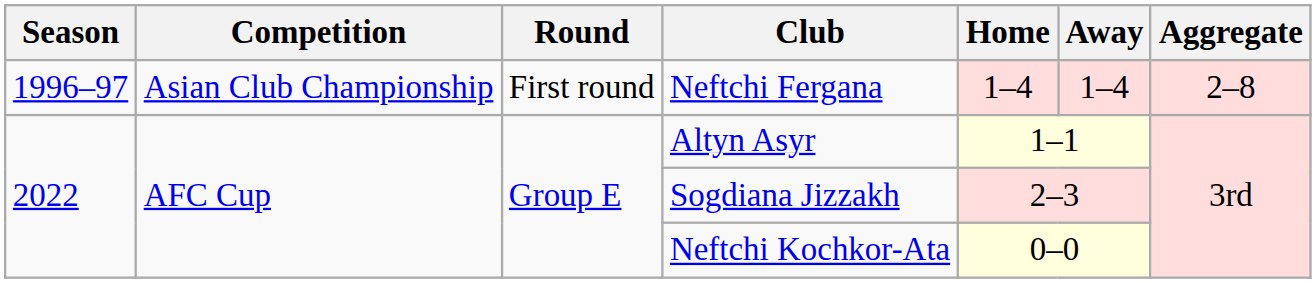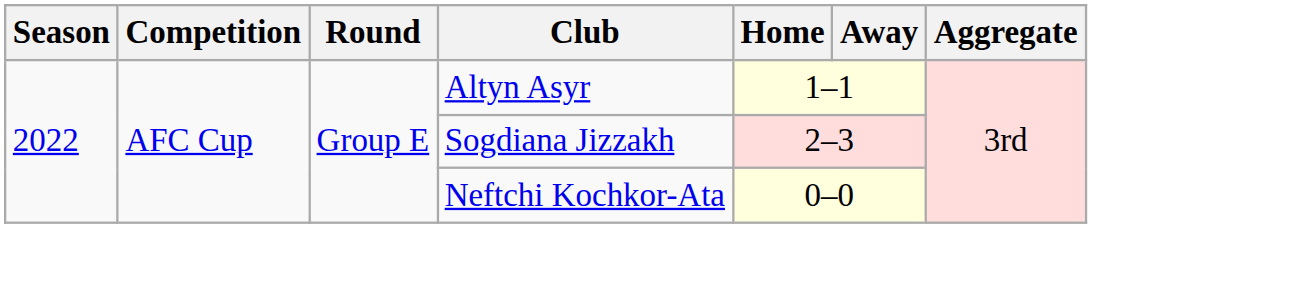- row: (776, 86)
